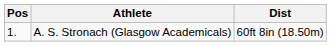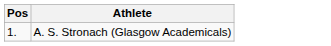- column: (280, 13)
